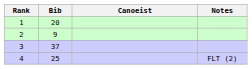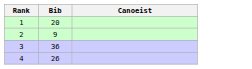- column: (222, 10)
(55, 46) 37 -> (55, 46) 36
(55, 58) 25 -> (55, 58) 26
